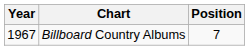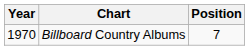(22, 34) 1967 -> (22, 34) 1970
